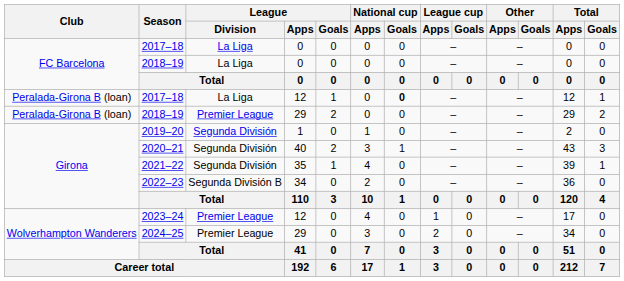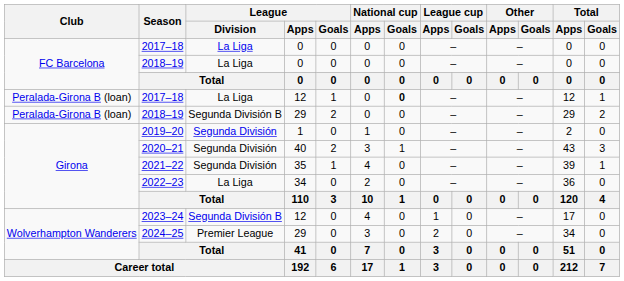(235, 115) Premier League -> (235, 115) Segunda División B
(235, 183) Segunda División B -> (235, 183) La Liga
(235, 217) Premier League -> (235, 217) Segunda División B
